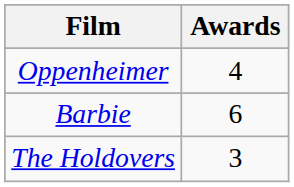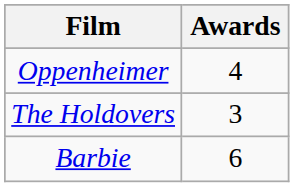rows swapped: (93, 114) <-> (93, 158)
